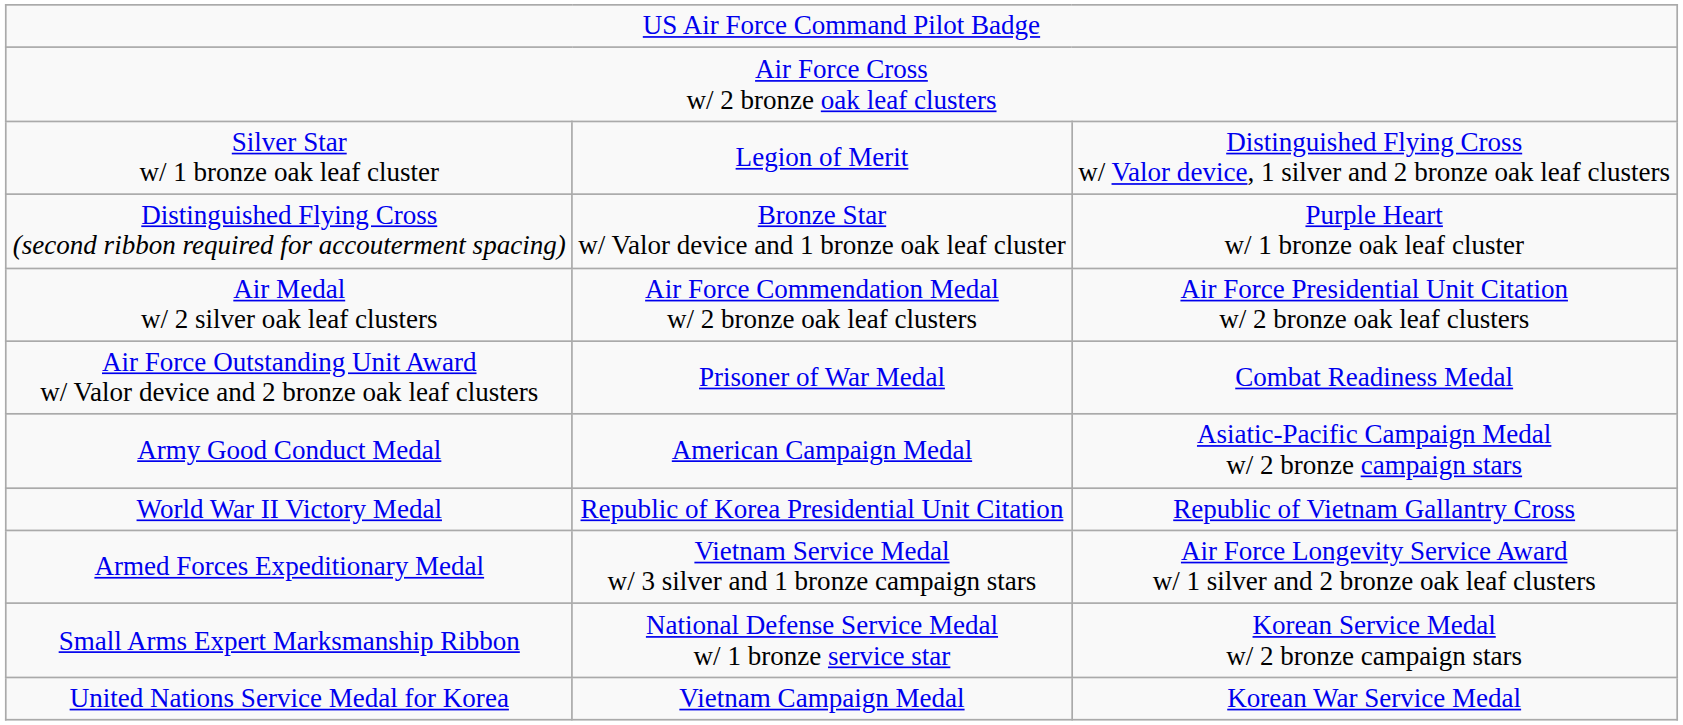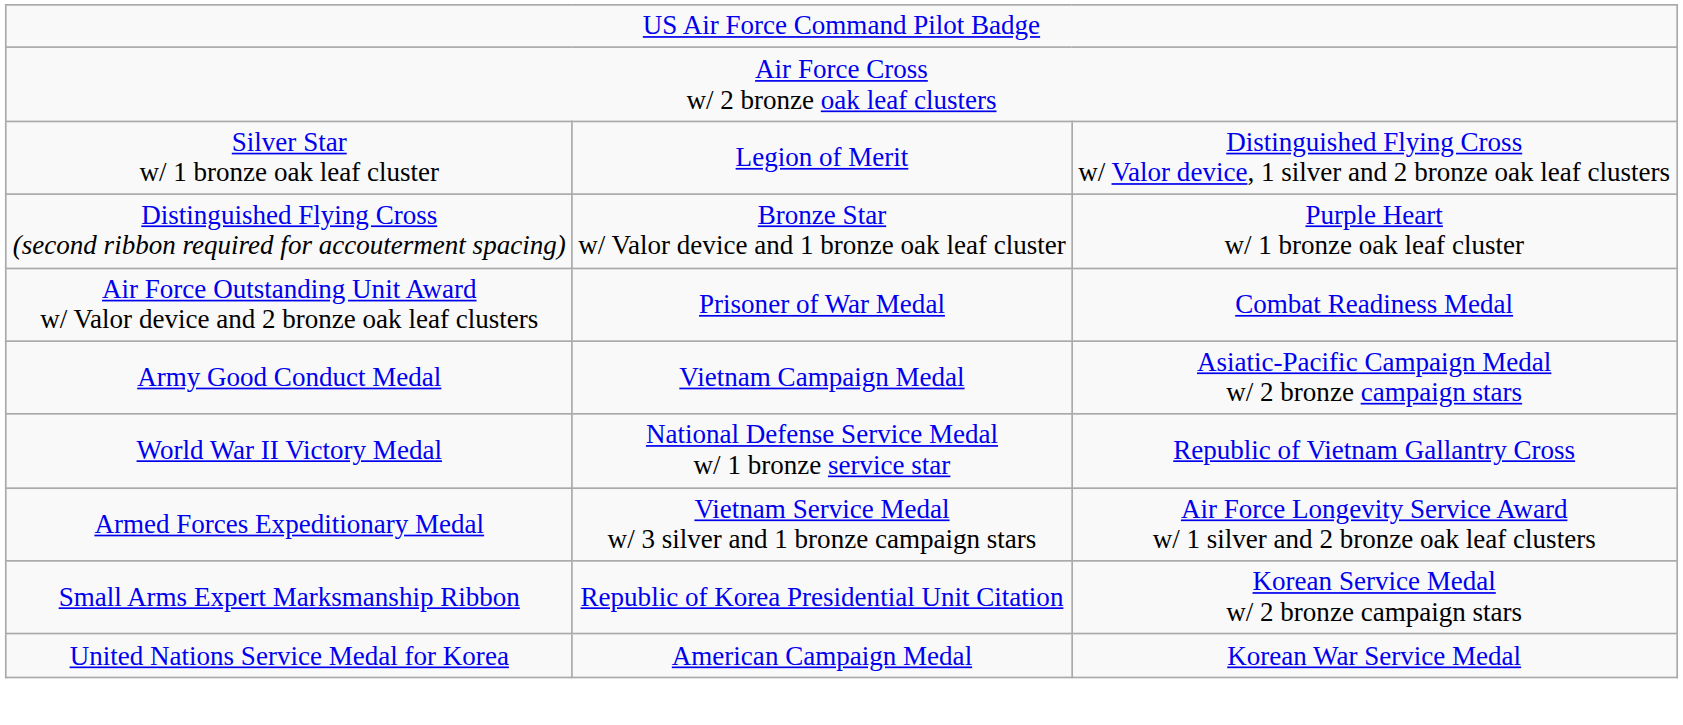- row: (289, 303)
(822, 450) American Campaign Medal -> (822, 377) Vietnam Campaign Medal
(822, 508) Republic of Korea Presidential Unit Citation -> (822, 450) National Defense Service Medal w/ 1 bronze service star
(822, 640) National Defense Service Medal w/ 1 bronze service star -> (822, 597) Republic of Korea Presidential Unit Citation
(822, 698) Vietnam Campaign Medal -> (822, 655) American Campaign Medal
